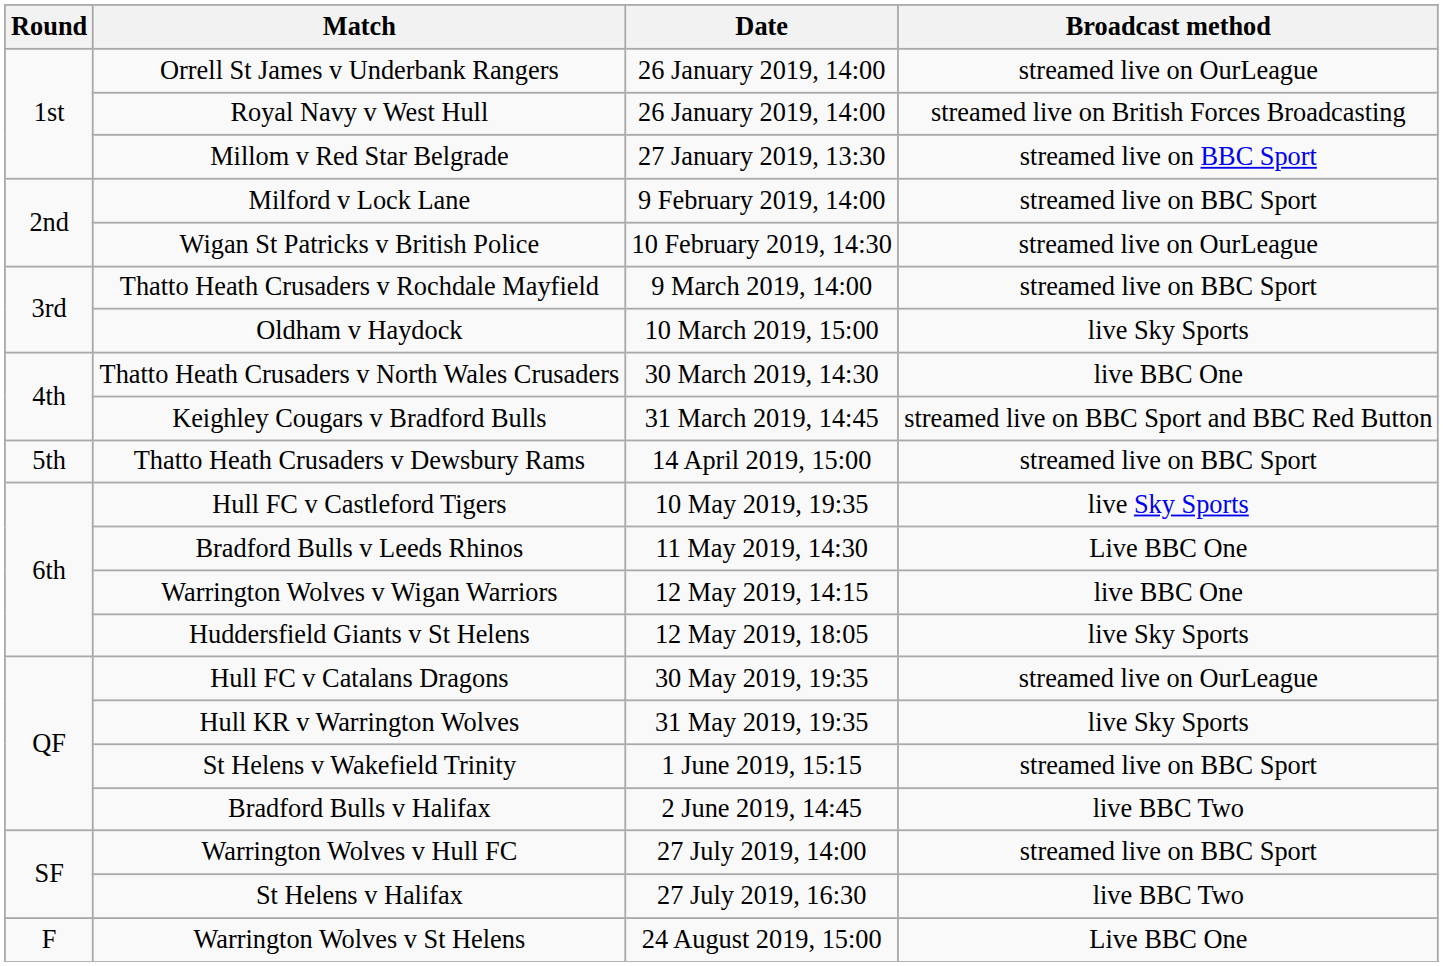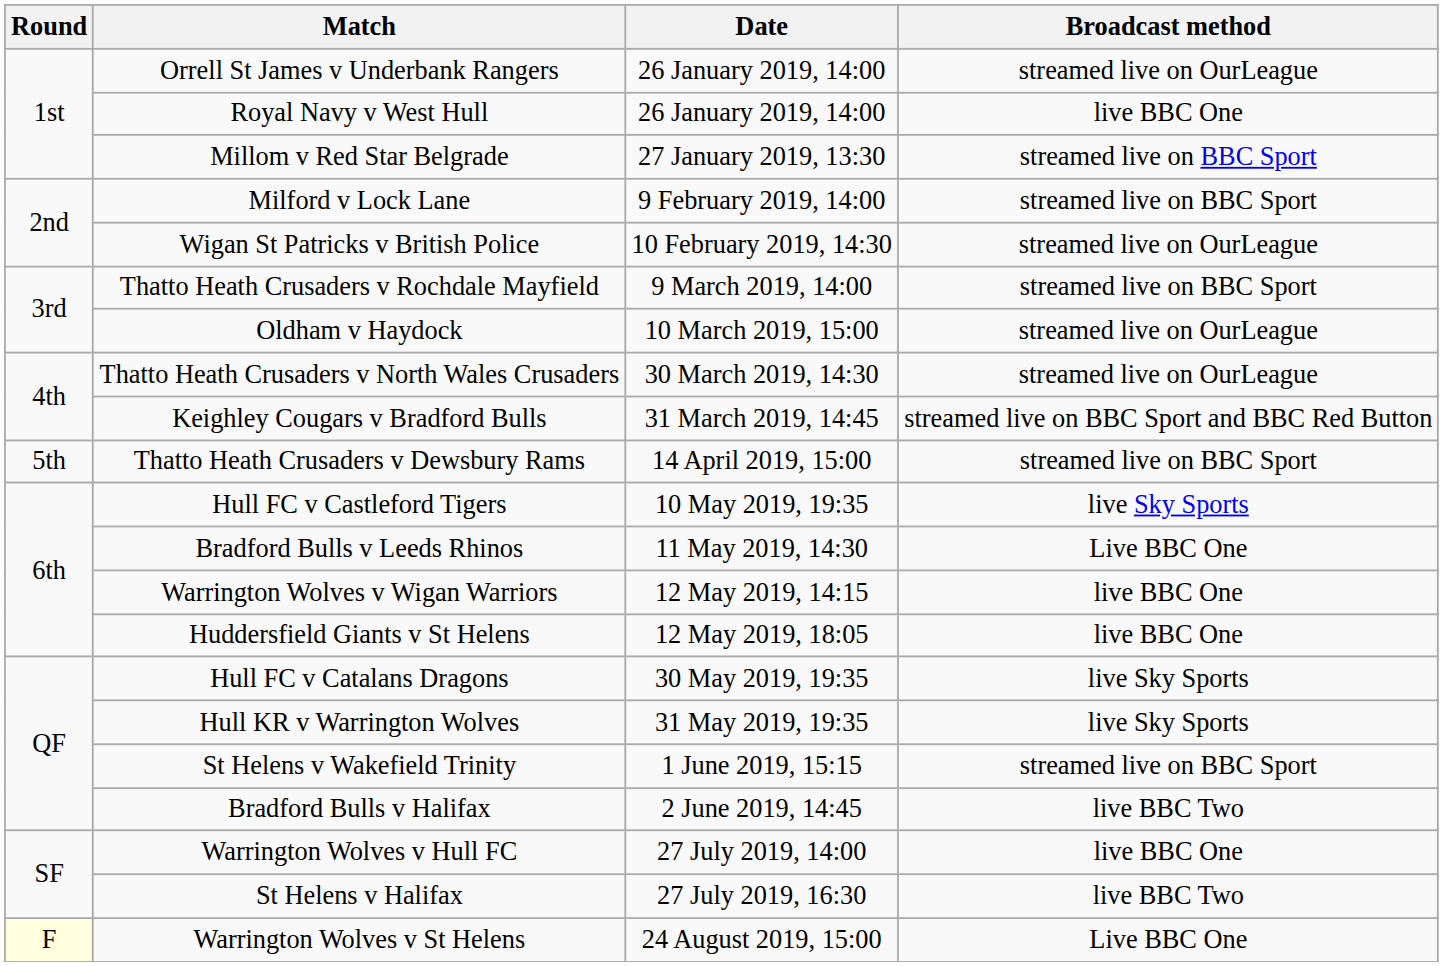(1168, 113) streamed live on British Forces Broadcasting -> (1168, 113) live BBC One
(1168, 330) live Sky Sports -> (1168, 330) streamed live on OurLeague
(1168, 374) live BBC One -> (1168, 374) streamed live on OurLeague
(1168, 635) live Sky Sports -> (1168, 635) live BBC One
(1168, 678) streamed live on OurLeague -> (1168, 678) live Sky Sports
(1168, 852) streamed live on BBC Sport -> (1168, 852) live BBC One
(49, 939) no background -> (49, 939) lightyellow background
